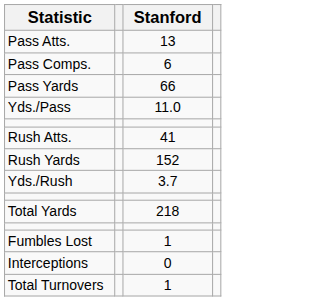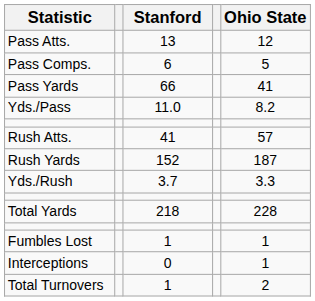+ column: (265, 17)
